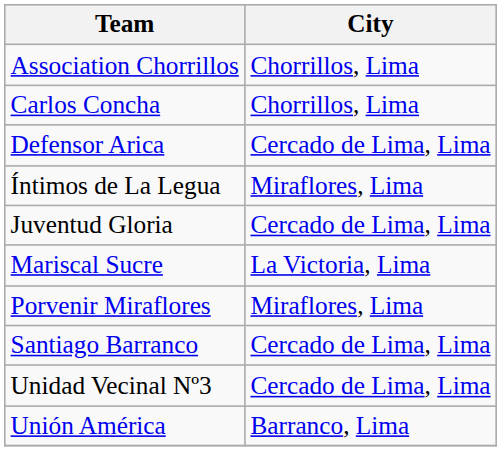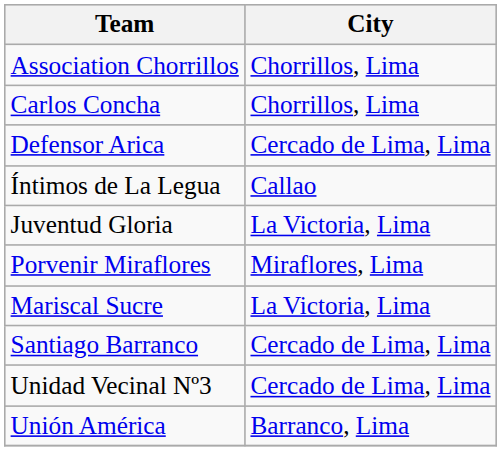(337, 184) Miraflores, Lima -> (283, 184) Callao
(371, 225) Cercado de Lima, Lima -> (340, 225) La Victoria, Lima
rows swapped: (87, 265) <-> (111, 305)
